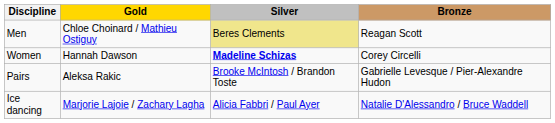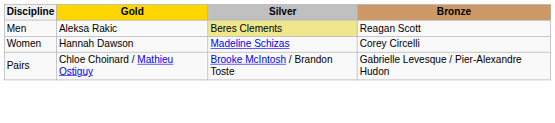(120, 34) Chloe Choinard / Mathieu Ostiguy -> (88, 28) Aleksa Rakic
(255, 55) bold -> (250, 44) normal
(92, 77) Aleksa Rakic -> (116, 66) Chloe Choinard / Mathieu Ostiguy
- row: (24, 104)
